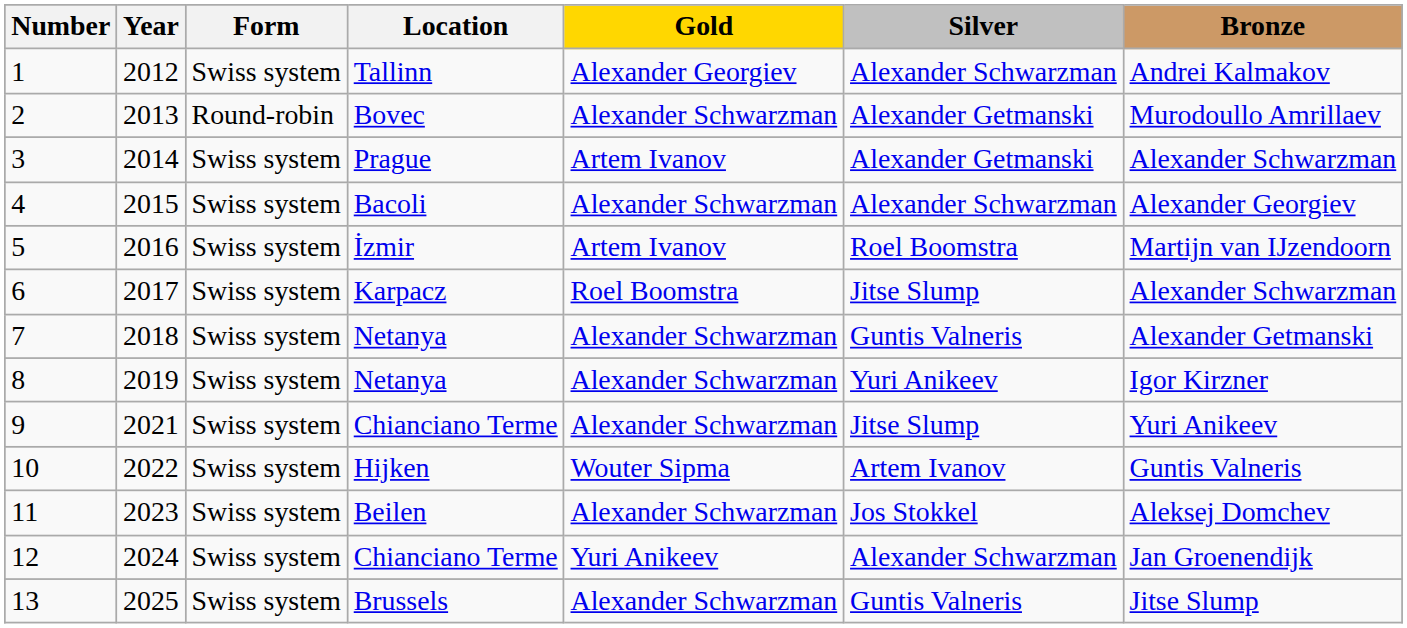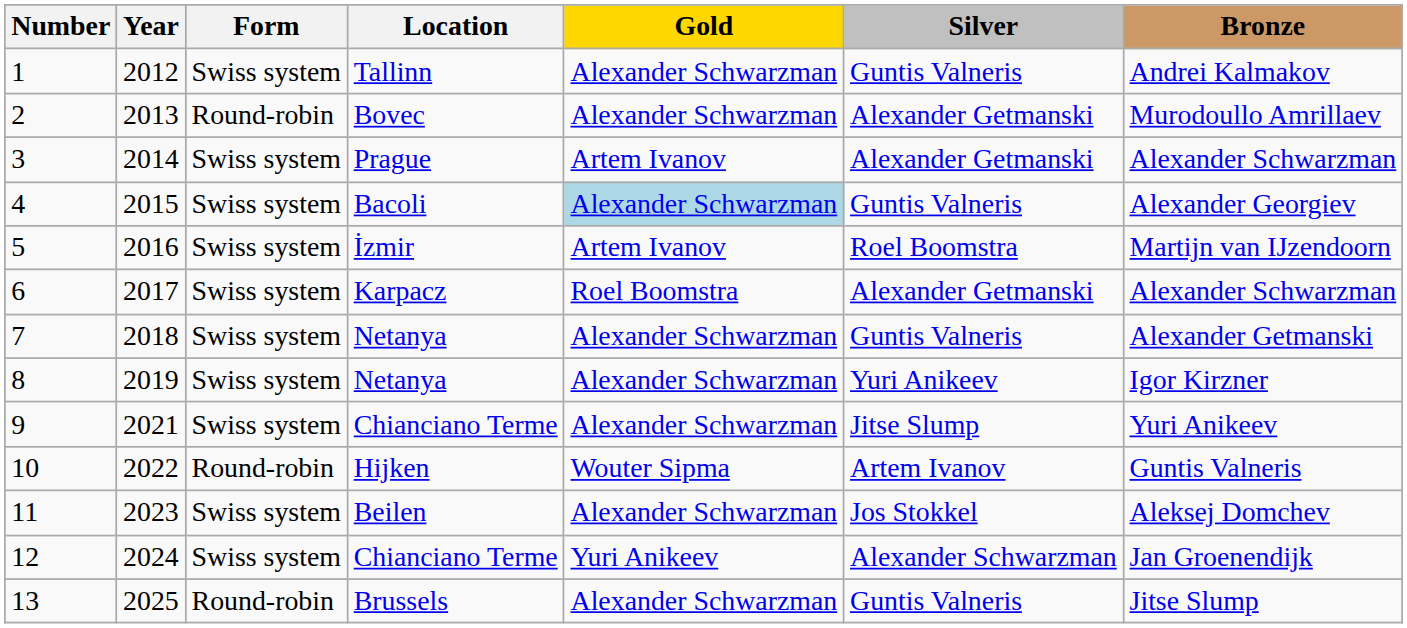(684, 70) Alexander Georgiev -> (704, 70) Alexander Schwarzman
(983, 70) Alexander Schwarzman -> (936, 70) Guntis Valneris
(704, 203) no background -> (704, 203) lightblue background
(983, 203) Alexander Schwarzman -> (936, 203) Guntis Valneris
(915, 291) Jitse Slump -> (972, 291) Alexander Getmanski
(266, 468) Swiss system -> (263, 468) Round-robin
(266, 600) Swiss system -> (263, 600) Round-robin
